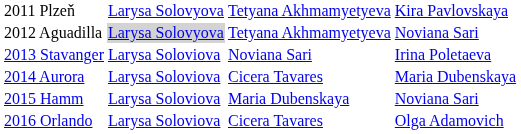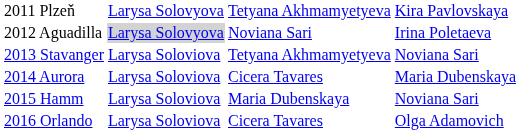(309, 32) Tetyana Akhmamyetyeva -> (270, 32) Noviana Sari
(437, 32) Noviana Sari -> (443, 32) Irina Poletaeva
(270, 54) Noviana Sari -> (309, 54) Tetyana Akhmamyetyeva
(443, 54) Irina Poletaeva -> (437, 54) Noviana Sari
